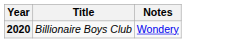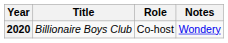+ column: (155, 12)
